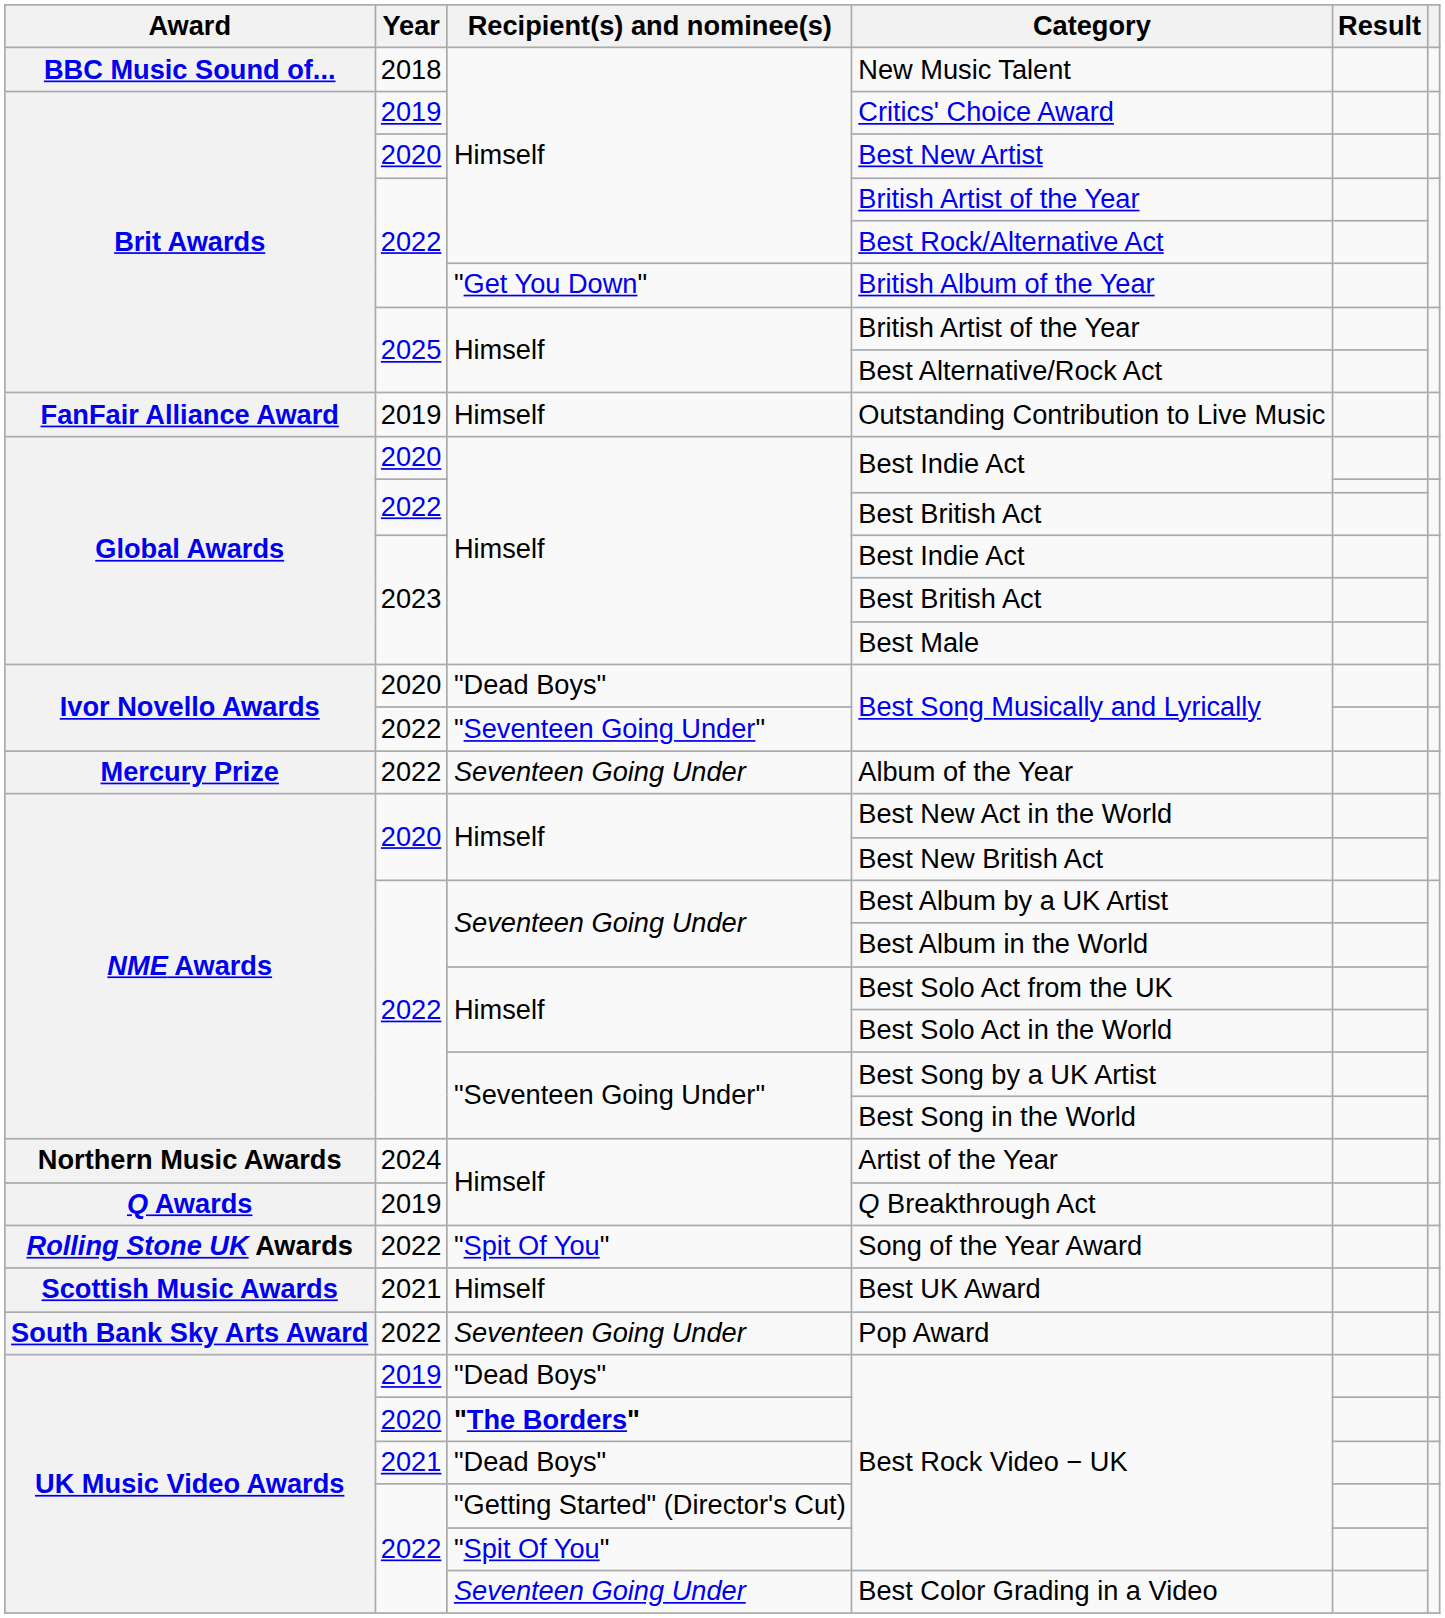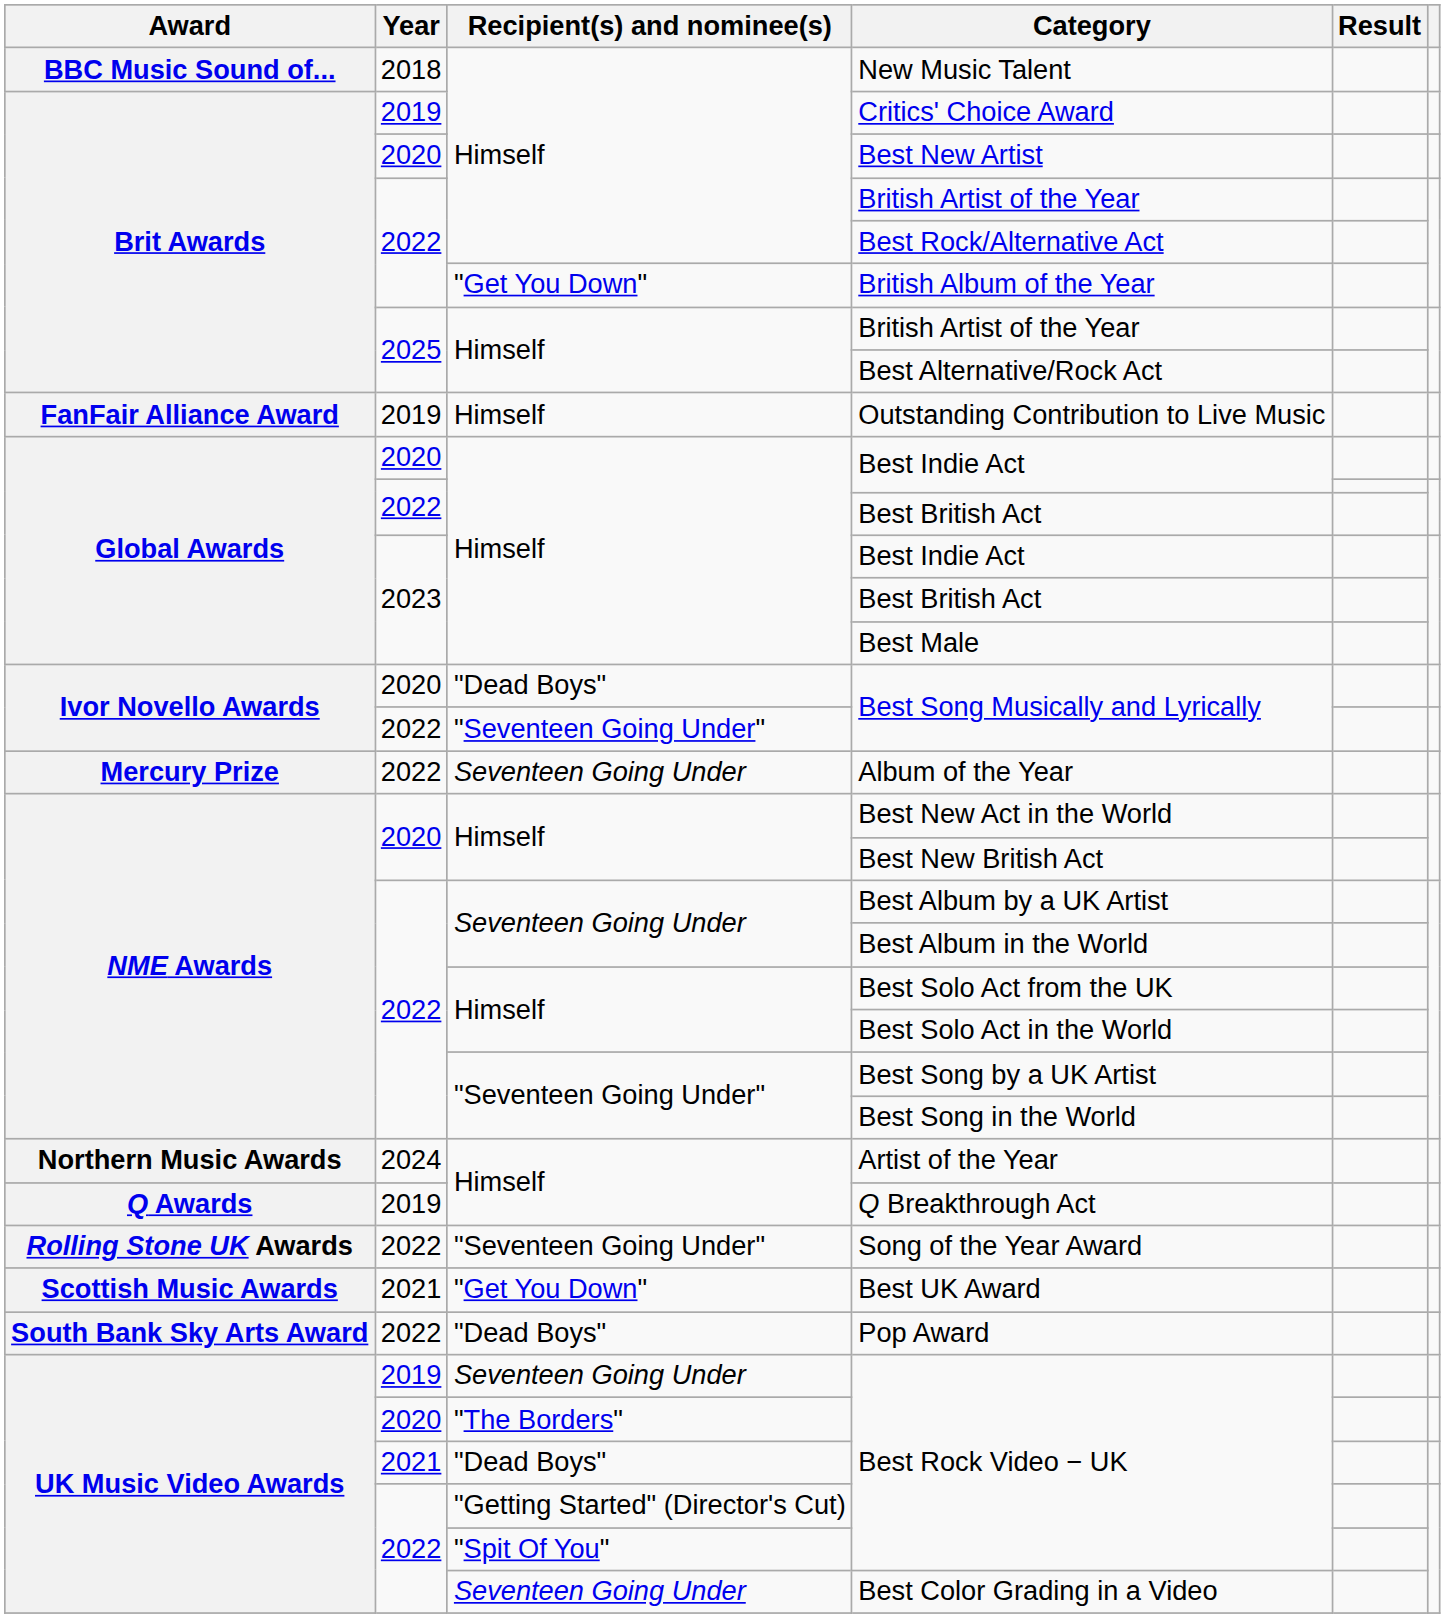(532, 1246) "Spit Of You" -> (609, 1246) "Seventeen Going Under"
(499, 1289) Himself -> (551, 1289) "Get You Down"
(600, 1332) Seventeen Going Under -> (530, 1332) "Dead Boys"
(530, 1375) "Dead Boys" -> (600, 1375) Seventeen Going Under
(547, 1419) bold -> (538, 1419) normal
